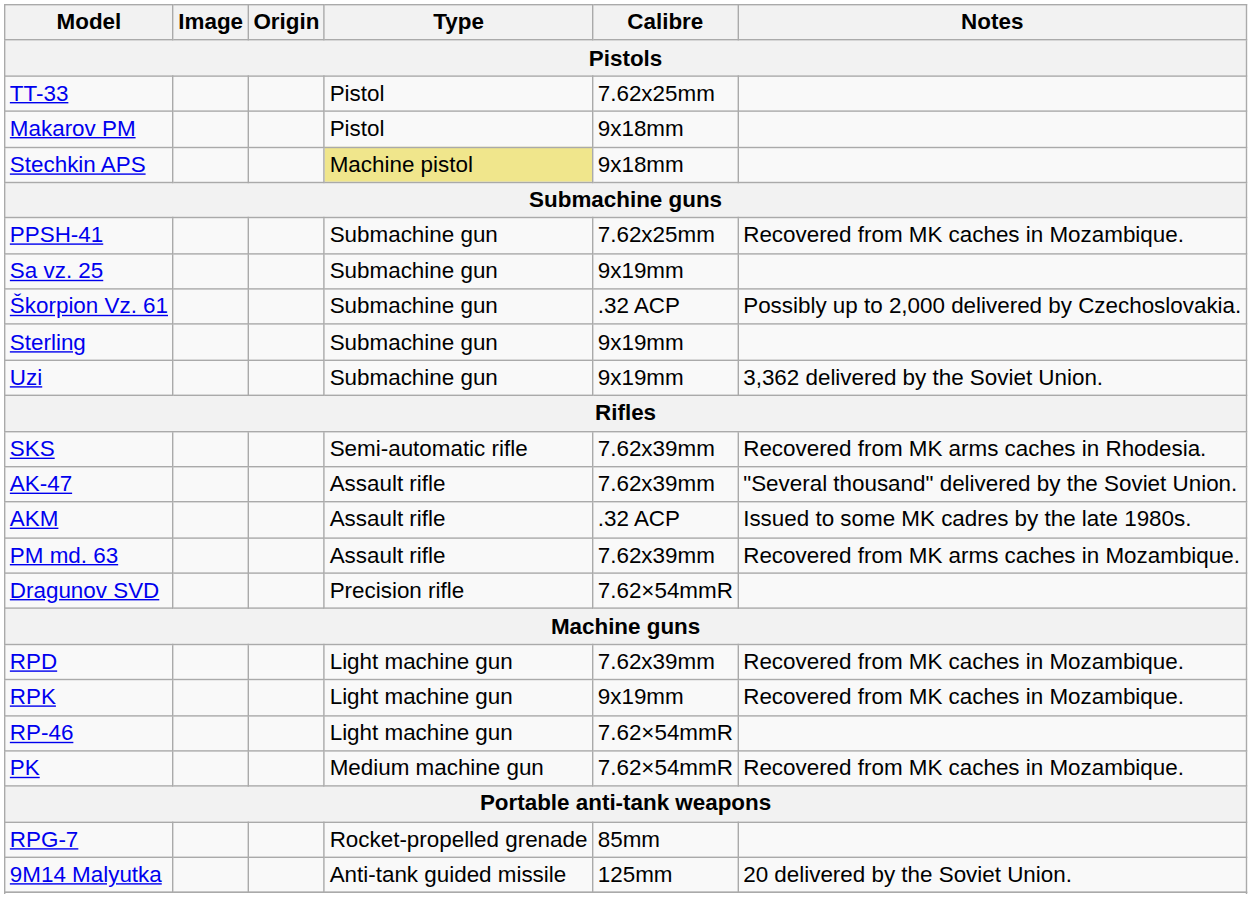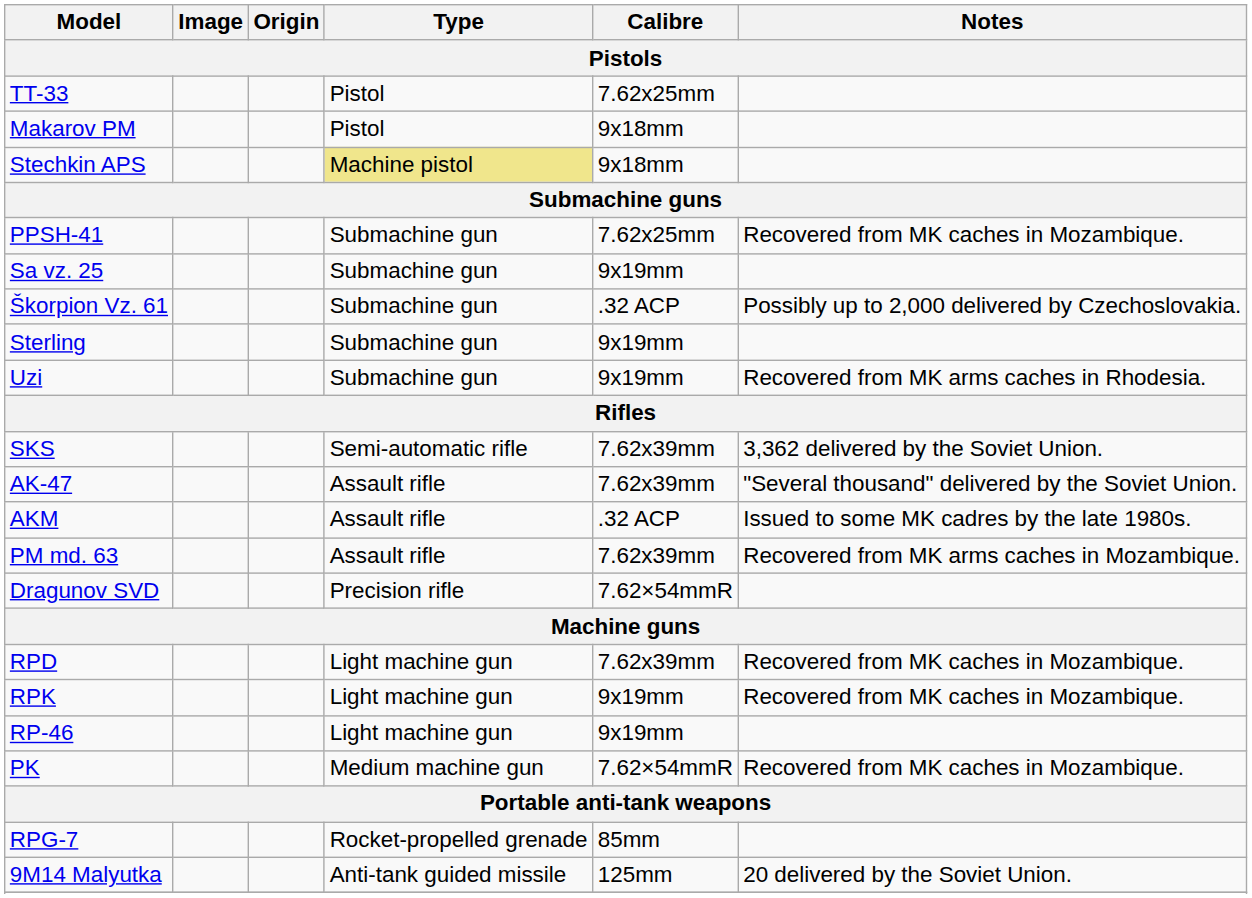(923, 377) 3,362 delivered by the Soviet Union. -> (975, 377) Recovered from MK arms caches in Rhodesia.
(975, 448) Recovered from MK arms caches in Rhodesia. -> (923, 448) 3,362 delivered by the Soviet Union.
(665, 732) 7.62×54mmR -> (641, 732) 9x19mm
